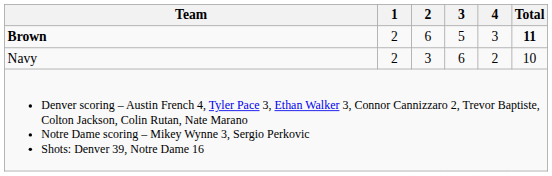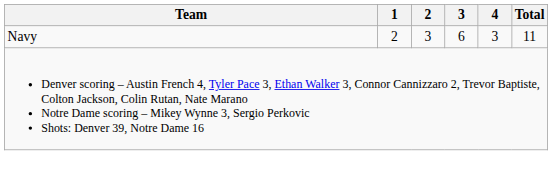- row: (27, 36)
(495, 58) 2 -> (495, 36) 3
(530, 58) 10 -> (530, 36) 11
